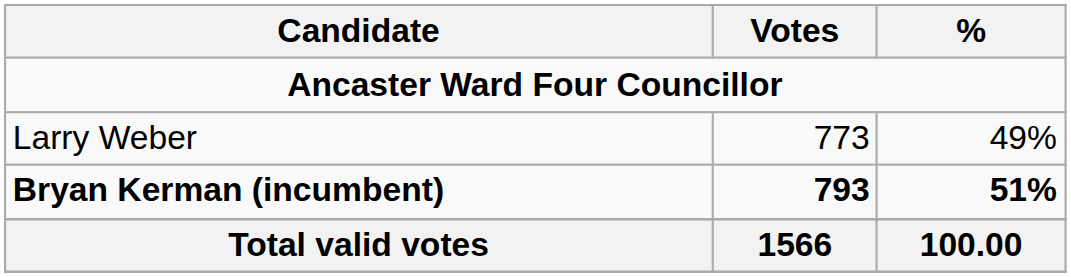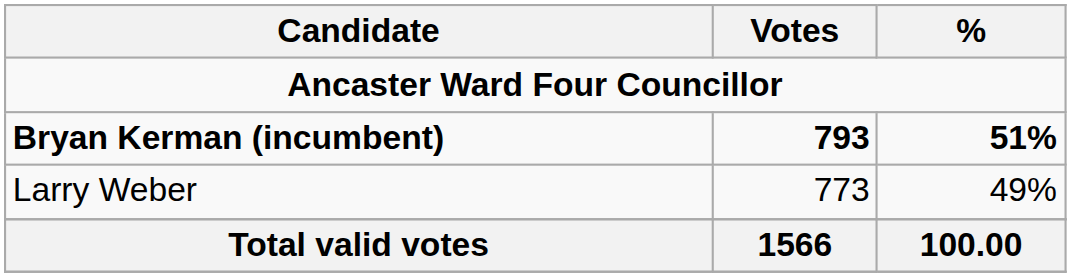rows swapped: (228, 191) <-> (105, 137)
